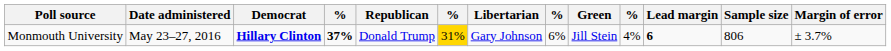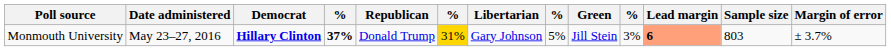(557, 35) 6% -> (557, 35) 5%
(632, 35) 4% -> (632, 35) 3%
(650, 35) no background -> (650, 35) lightsalmon background
(734, 35) 806 -> (734, 35) 803
